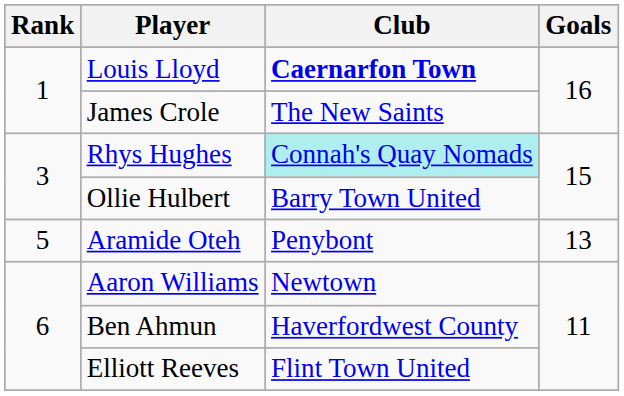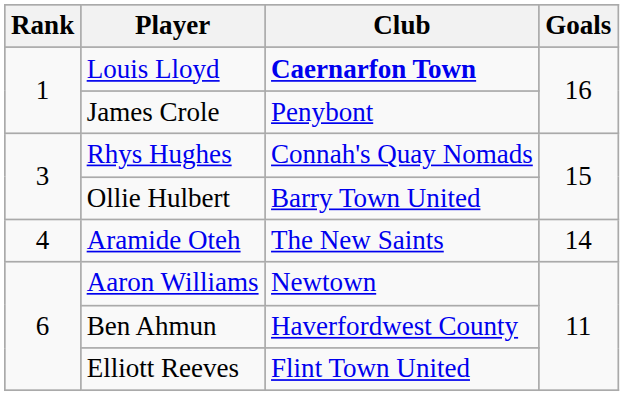(357, 111) The New Saints -> (322, 111) Penybont
(402, 154) paleturquoise background -> (402, 154) no background
(43, 240) 5 -> (43, 240) 4
(322, 240) Penybont -> (357, 240) The New Saints
(578, 240) 13 -> (578, 240) 14
